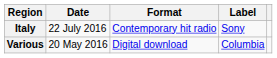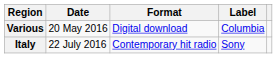rows swapped: (25, 45) <-> (25, 28)
